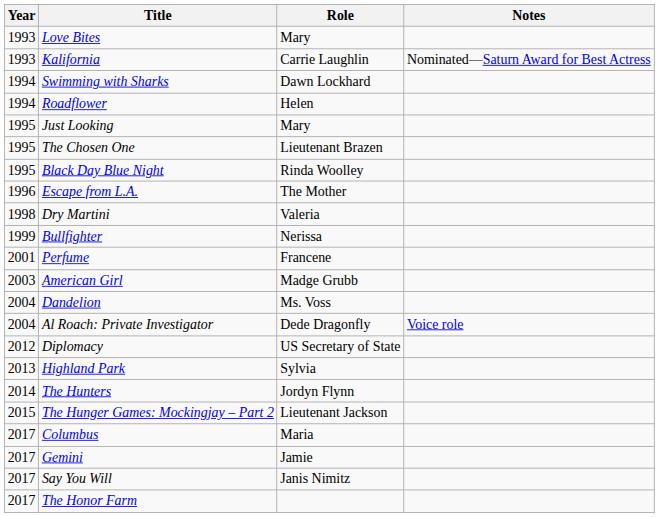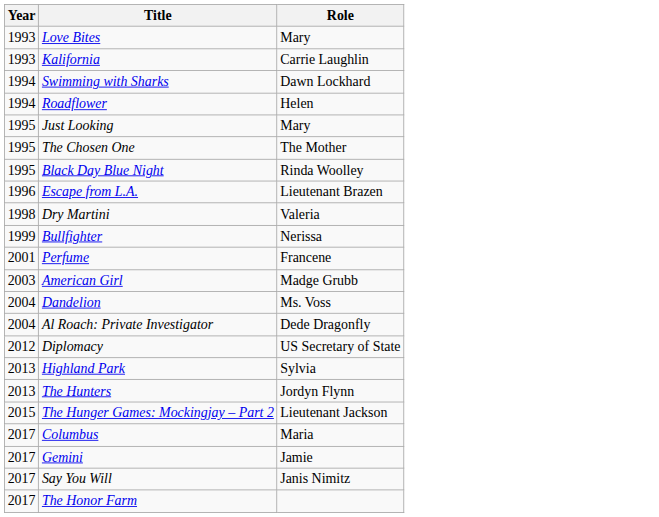- column: (529, 15)
(331, 147) Lieutenant Brazen -> (313, 147) The Mother
(313, 192) The Mother -> (331, 192) Lieutenant Brazen
(22, 390) 2014 -> (22, 390) 2013
